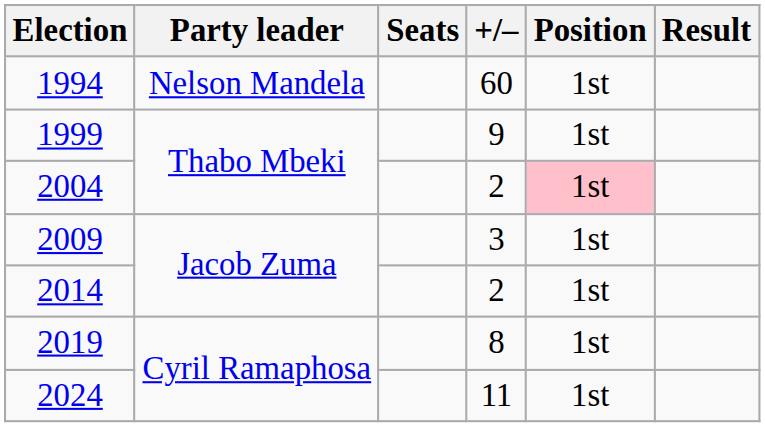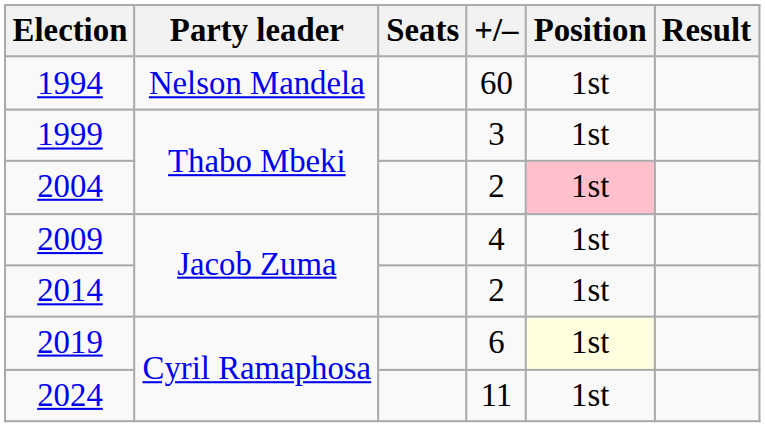(496, 134) 9 -> (496, 134) 3
(496, 238) 3 -> (496, 238) 4
(496, 342) 8 -> (496, 342) 6
(590, 342) no background -> (590, 342) lightyellow background
